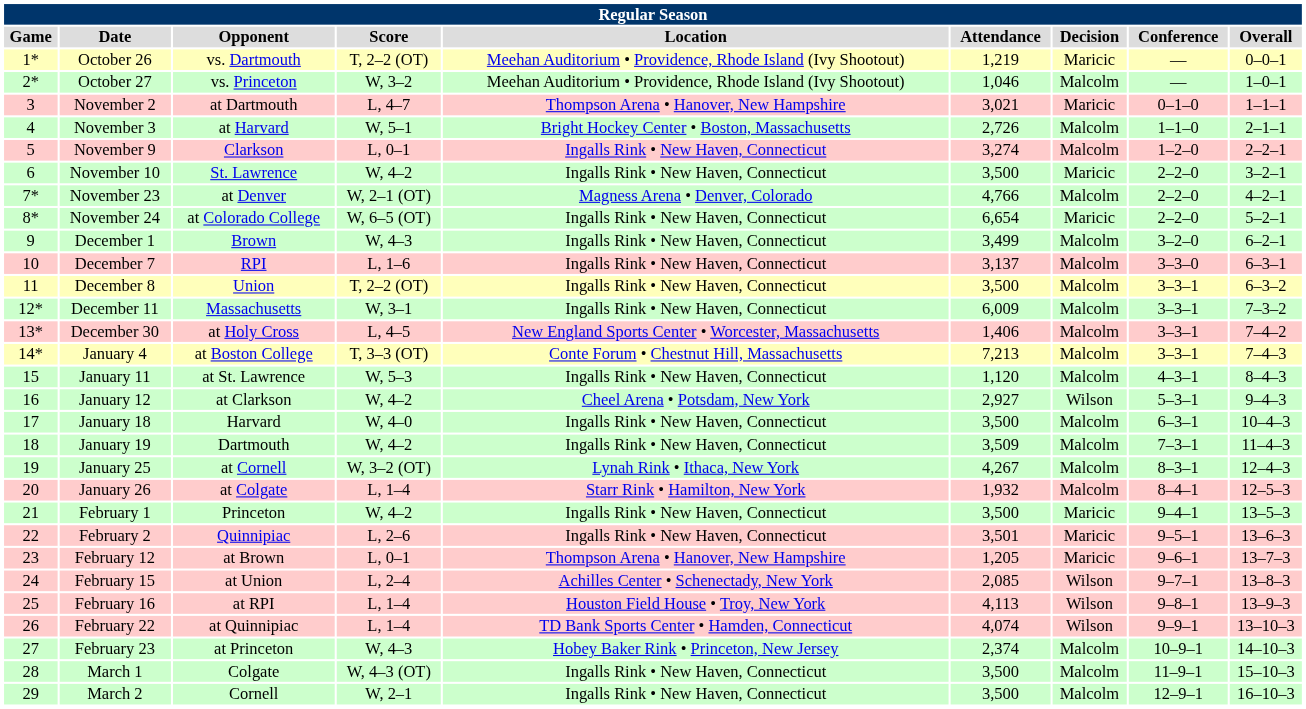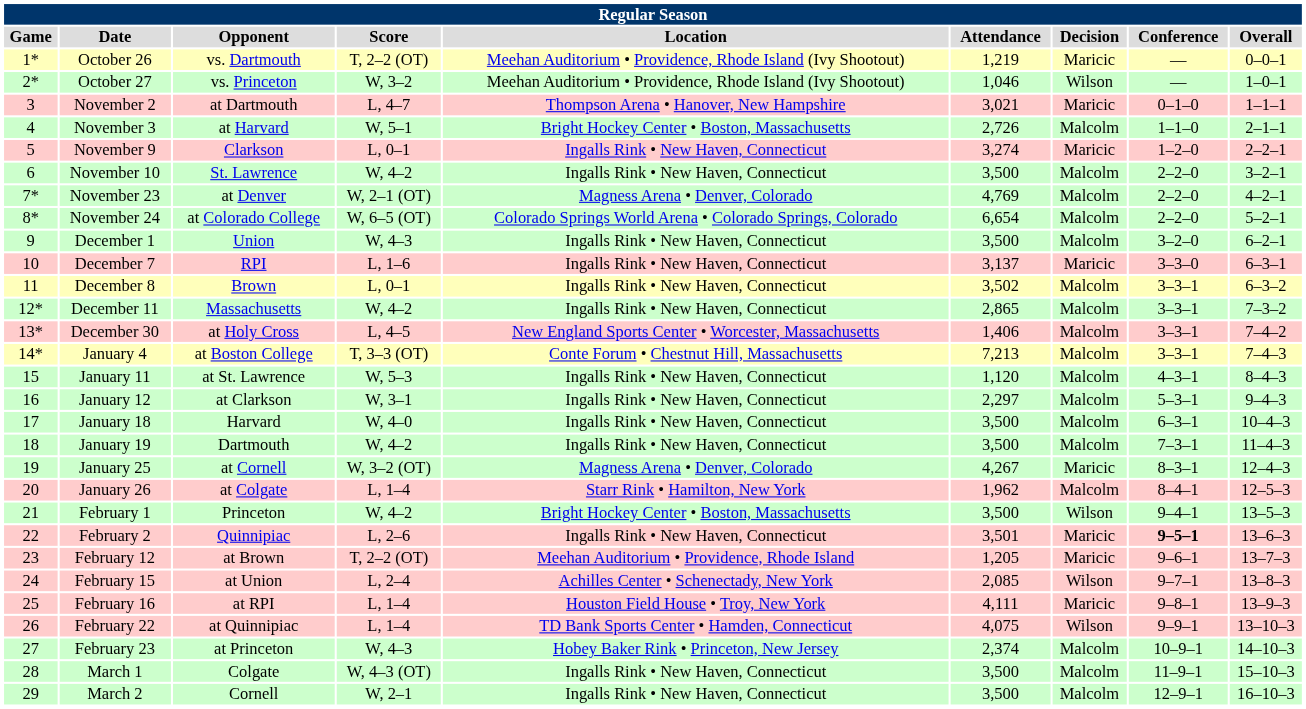(1089, 82) Malcolm -> (1089, 82) Wilson
(1089, 150) Malcolm -> (1089, 150) Maricic
(1089, 172) Maricic -> (1089, 172) Malcolm
(1000, 195) 4,766 -> (1000, 195) 4,769
(696, 218) Ingalls Rink • New Haven, Connecticut -> (696, 218) Colorado Springs World Arena • Colorado Springs, Colorado
(1089, 218) Maricic -> (1089, 218) Malcolm
(254, 240) Brown -> (254, 240) Union
(1000, 240) 3,499 -> (1000, 240) 3,500
(1089, 263) Malcolm -> (1089, 263) Maricic
(254, 286) Union -> (254, 286) Brown
(389, 286) T, 2–2 (OT) -> (389, 286) L, 0–1
(1000, 286) 3,500 -> (1000, 286) 3,502
(389, 308) W, 3–1 -> (389, 308) W, 4–2
(1000, 308) 6,009 -> (1000, 308) 2,865
(389, 399) W, 4–2 -> (389, 399) W, 3–1
(696, 399) Cheel Arena • Potsdam, New York -> (696, 399) Ingalls Rink • New Haven, Connecticut
(1000, 399) 2,927 -> (1000, 399) 2,297
(1089, 399) Wilson -> (1089, 399) Malcolm
(1000, 444) 3,509 -> (1000, 444) 3,500
(696, 467) Lynah Rink • Ithaca, New York -> (696, 467) Magness Arena • Denver, Colorado
(1089, 467) Malcolm -> (1089, 467) Maricic
(1000, 490) 1,932 -> (1000, 490) 1,962
(696, 512) Ingalls Rink • New Haven, Connecticut -> (696, 512) Bright Hockey Center • Boston, Massachusetts
(1089, 512) Maricic -> (1089, 512) Wilson
(1178, 535) normal -> (1178, 535) bold
(389, 558) L, 0–1 -> (389, 558) T, 2–2 (OT)
(696, 558) Thompson Arena • Hanover, New Hampshire -> (696, 558) Meehan Auditorium • Providence, Rhode Island
(1000, 603) 4,113 -> (1000, 603) 4,111
(1089, 603) Wilson -> (1089, 603) Maricic
(1000, 626) 4,074 -> (1000, 626) 4,075
